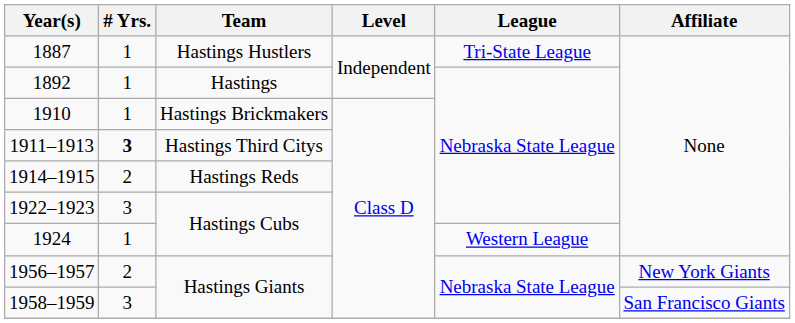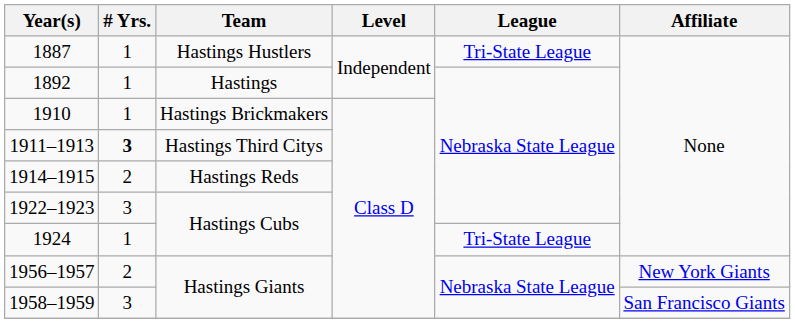(527, 239) Western League -> (527, 239) Tri-State League
